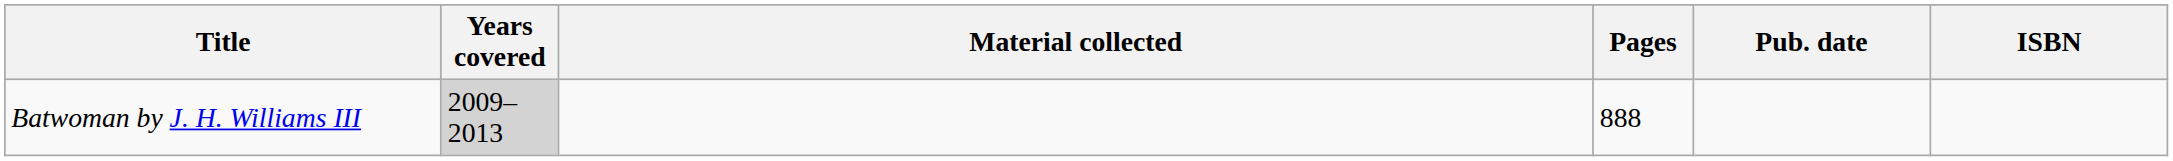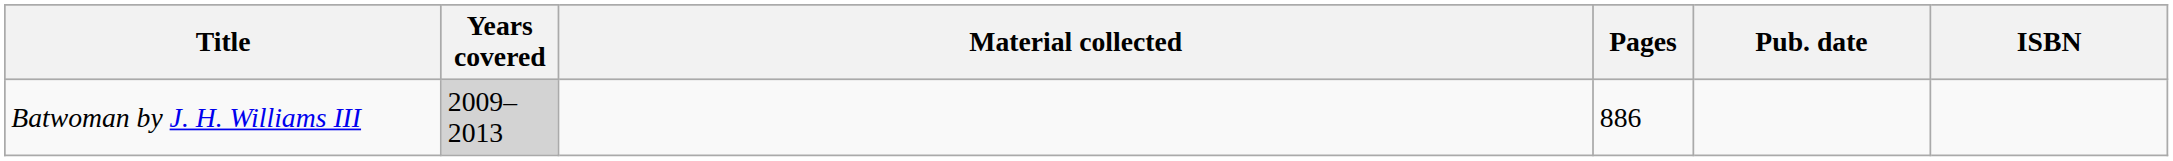(1621, 117) 888 -> (1621, 117) 886
